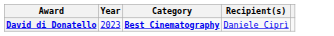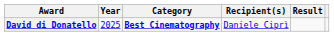+ column: (308, 11)
(110, 25) 2023 -> (110, 25) 2025
